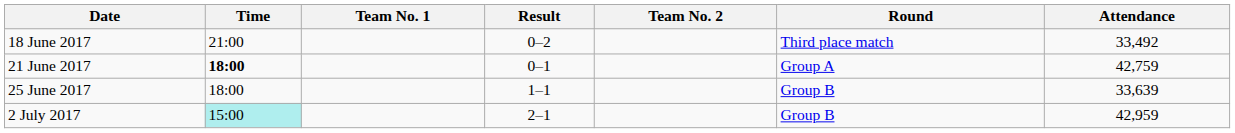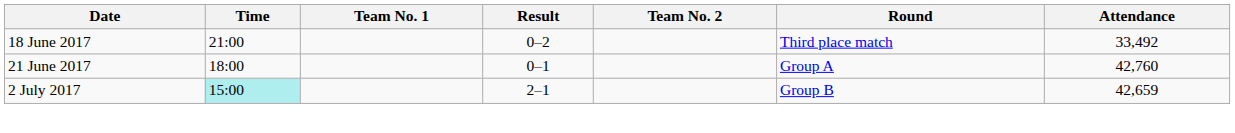(227, 66) bold -> (226, 66) normal
(1137, 66) 42,759 -> (1137, 66) 42,760
- row: (49, 90)
(1137, 115) 42,959 -> (1137, 90) 42,659
